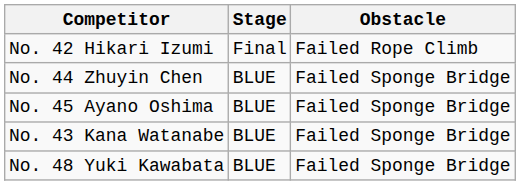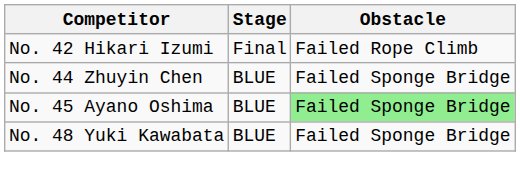(403, 107) no background -> (403, 107) lightgreen background
- row: (117, 136)
